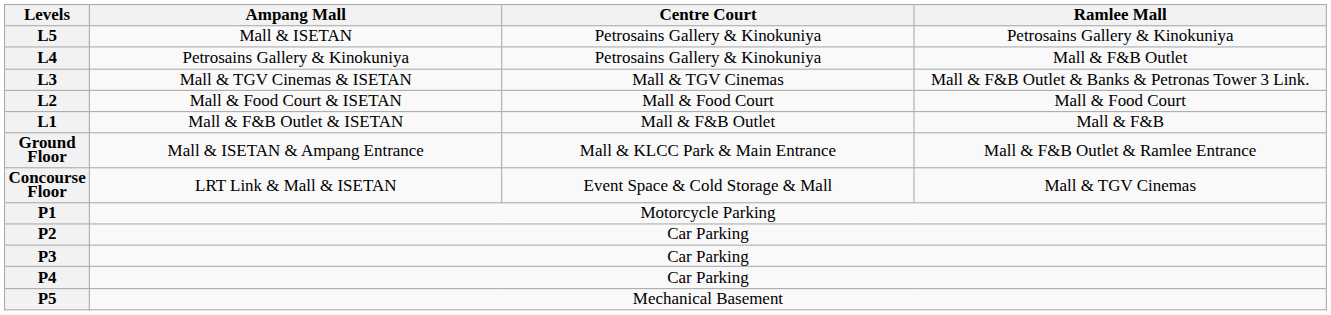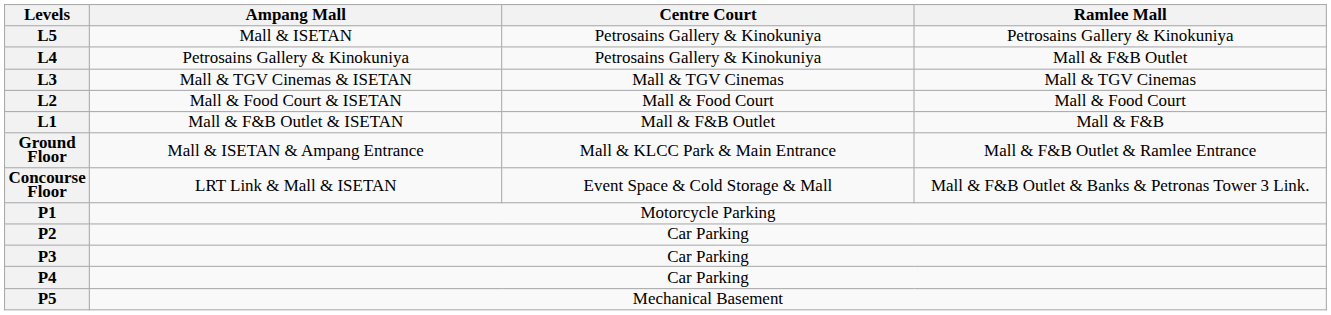(1120, 78) Mall & F&B Outlet & Banks & Petronas Tower 3 Link. -> (1120, 78) Mall & TGV Cinemas
(1120, 184) Mall & TGV Cinemas -> (1120, 184) Mall & F&B Outlet & Banks & Petronas Tower 3 Link.
